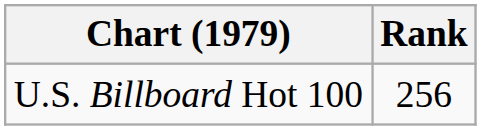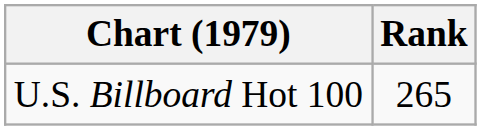(424, 93) 256 -> (424, 93) 265
